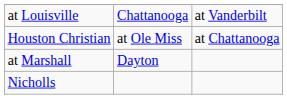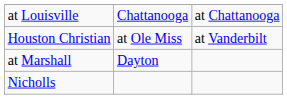(231, 15) at Vanderbilt -> (237, 15) at Chattanooga
(237, 37) at Chattanooga -> (231, 37) at Vanderbilt
